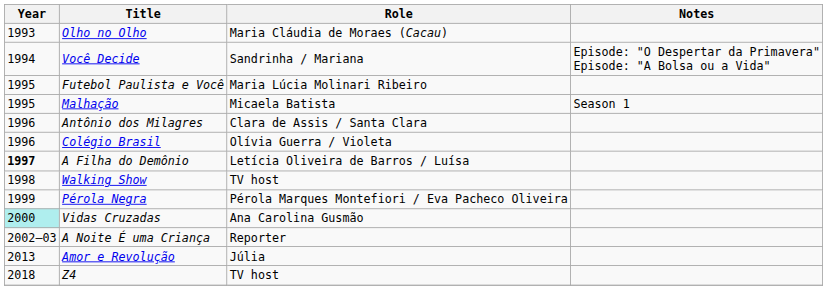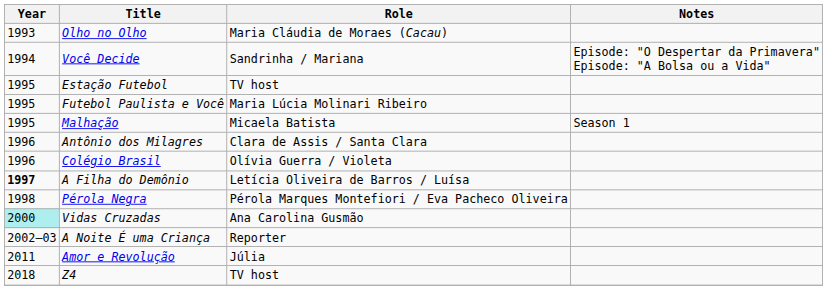+ row: (115, 85)
- row: (104, 180)
(21, 199) 1999 -> (21, 199) 1998
(21, 256) 2013 -> (21, 256) 2011
